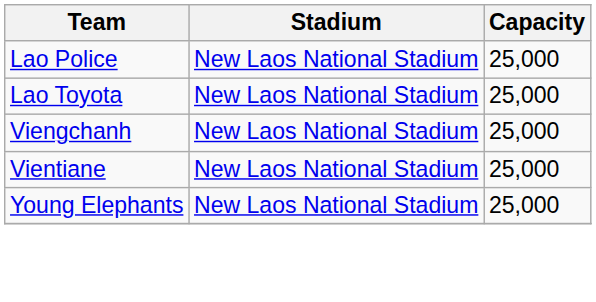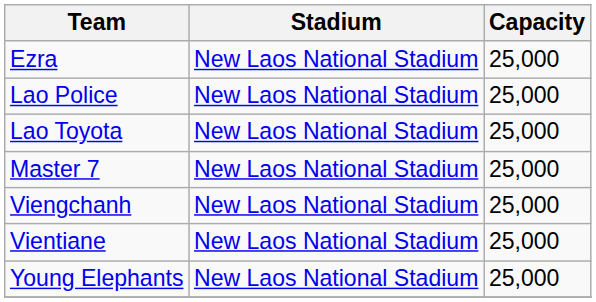+ row: (34, 59)
+ row: (55, 168)
